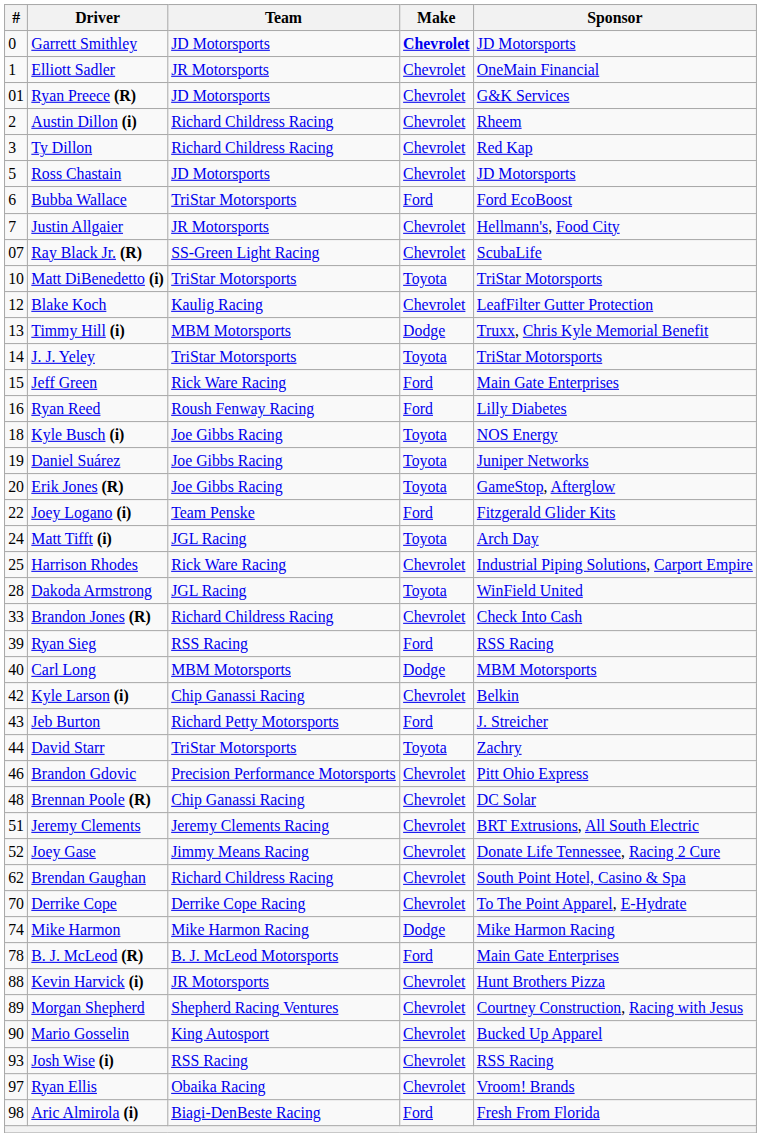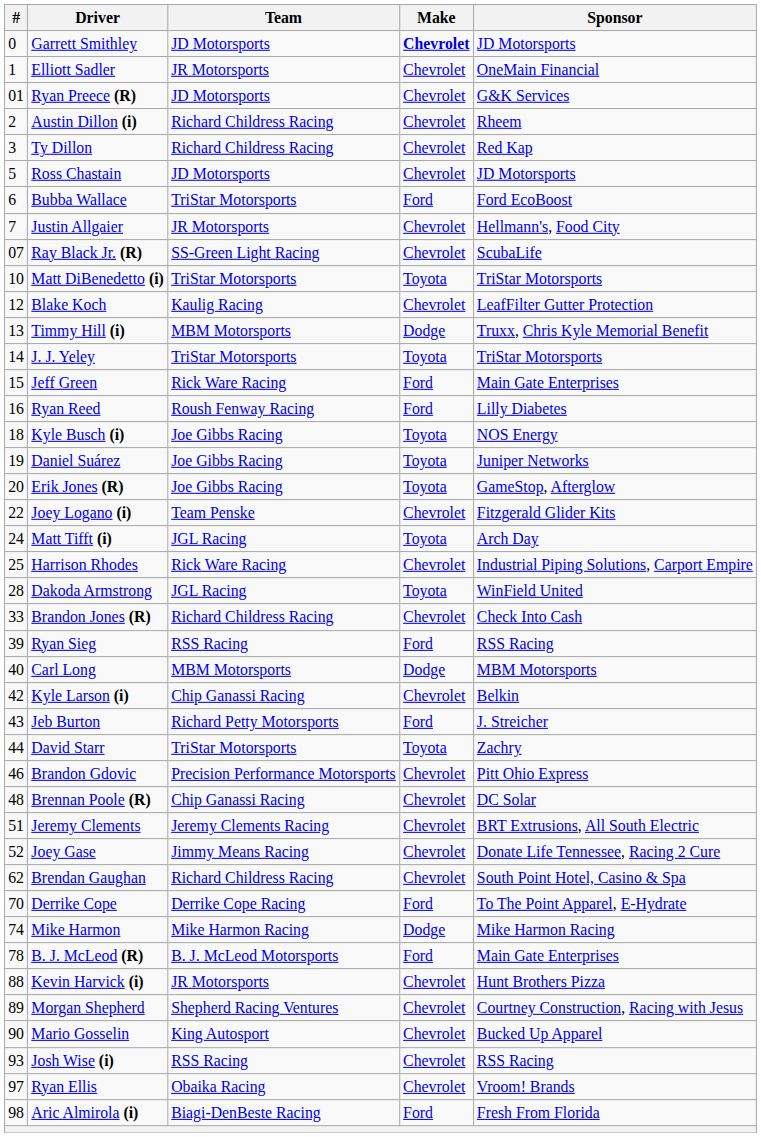(418, 512) Ford -> (434, 512) Chevrolet
(434, 903) Chevrolet -> (418, 903) Ford
